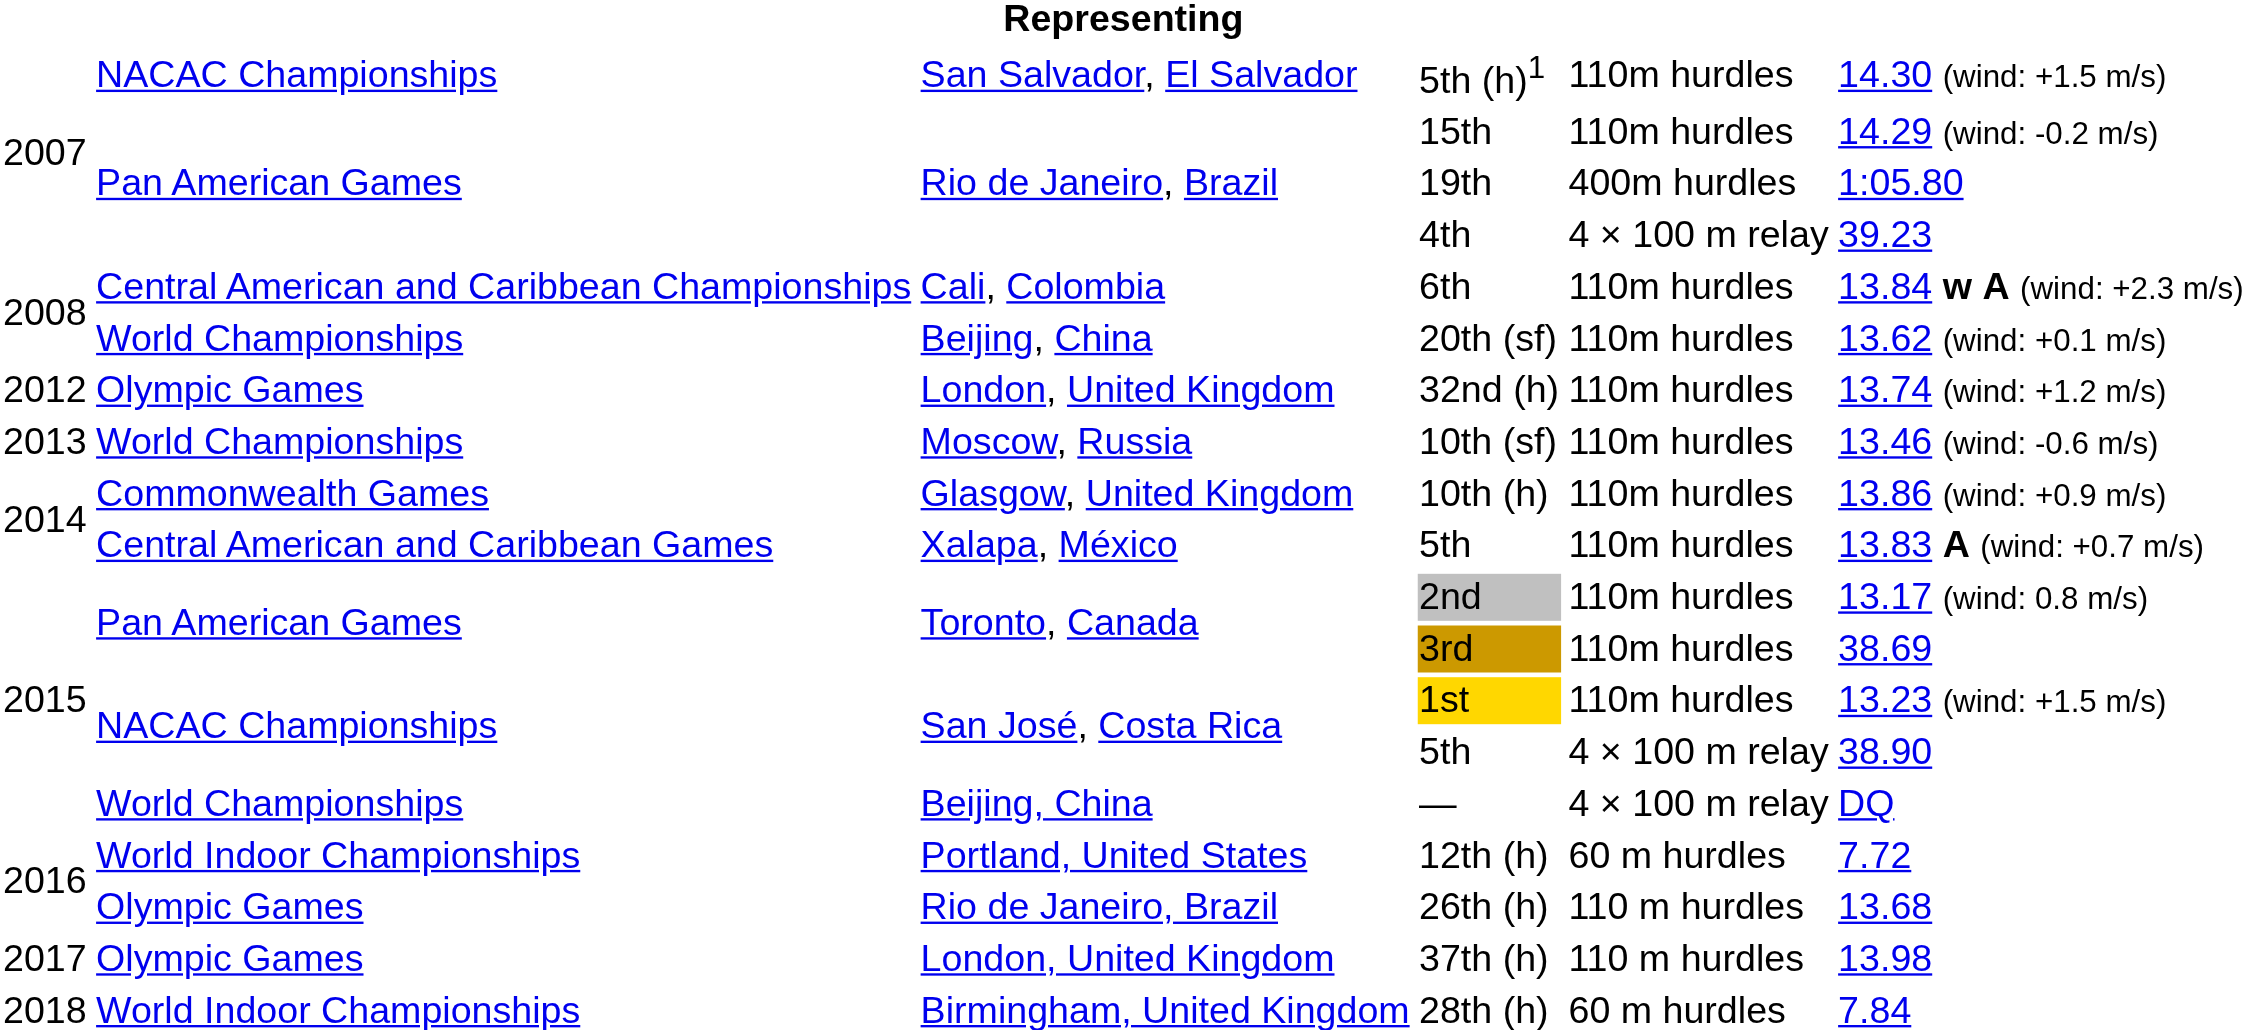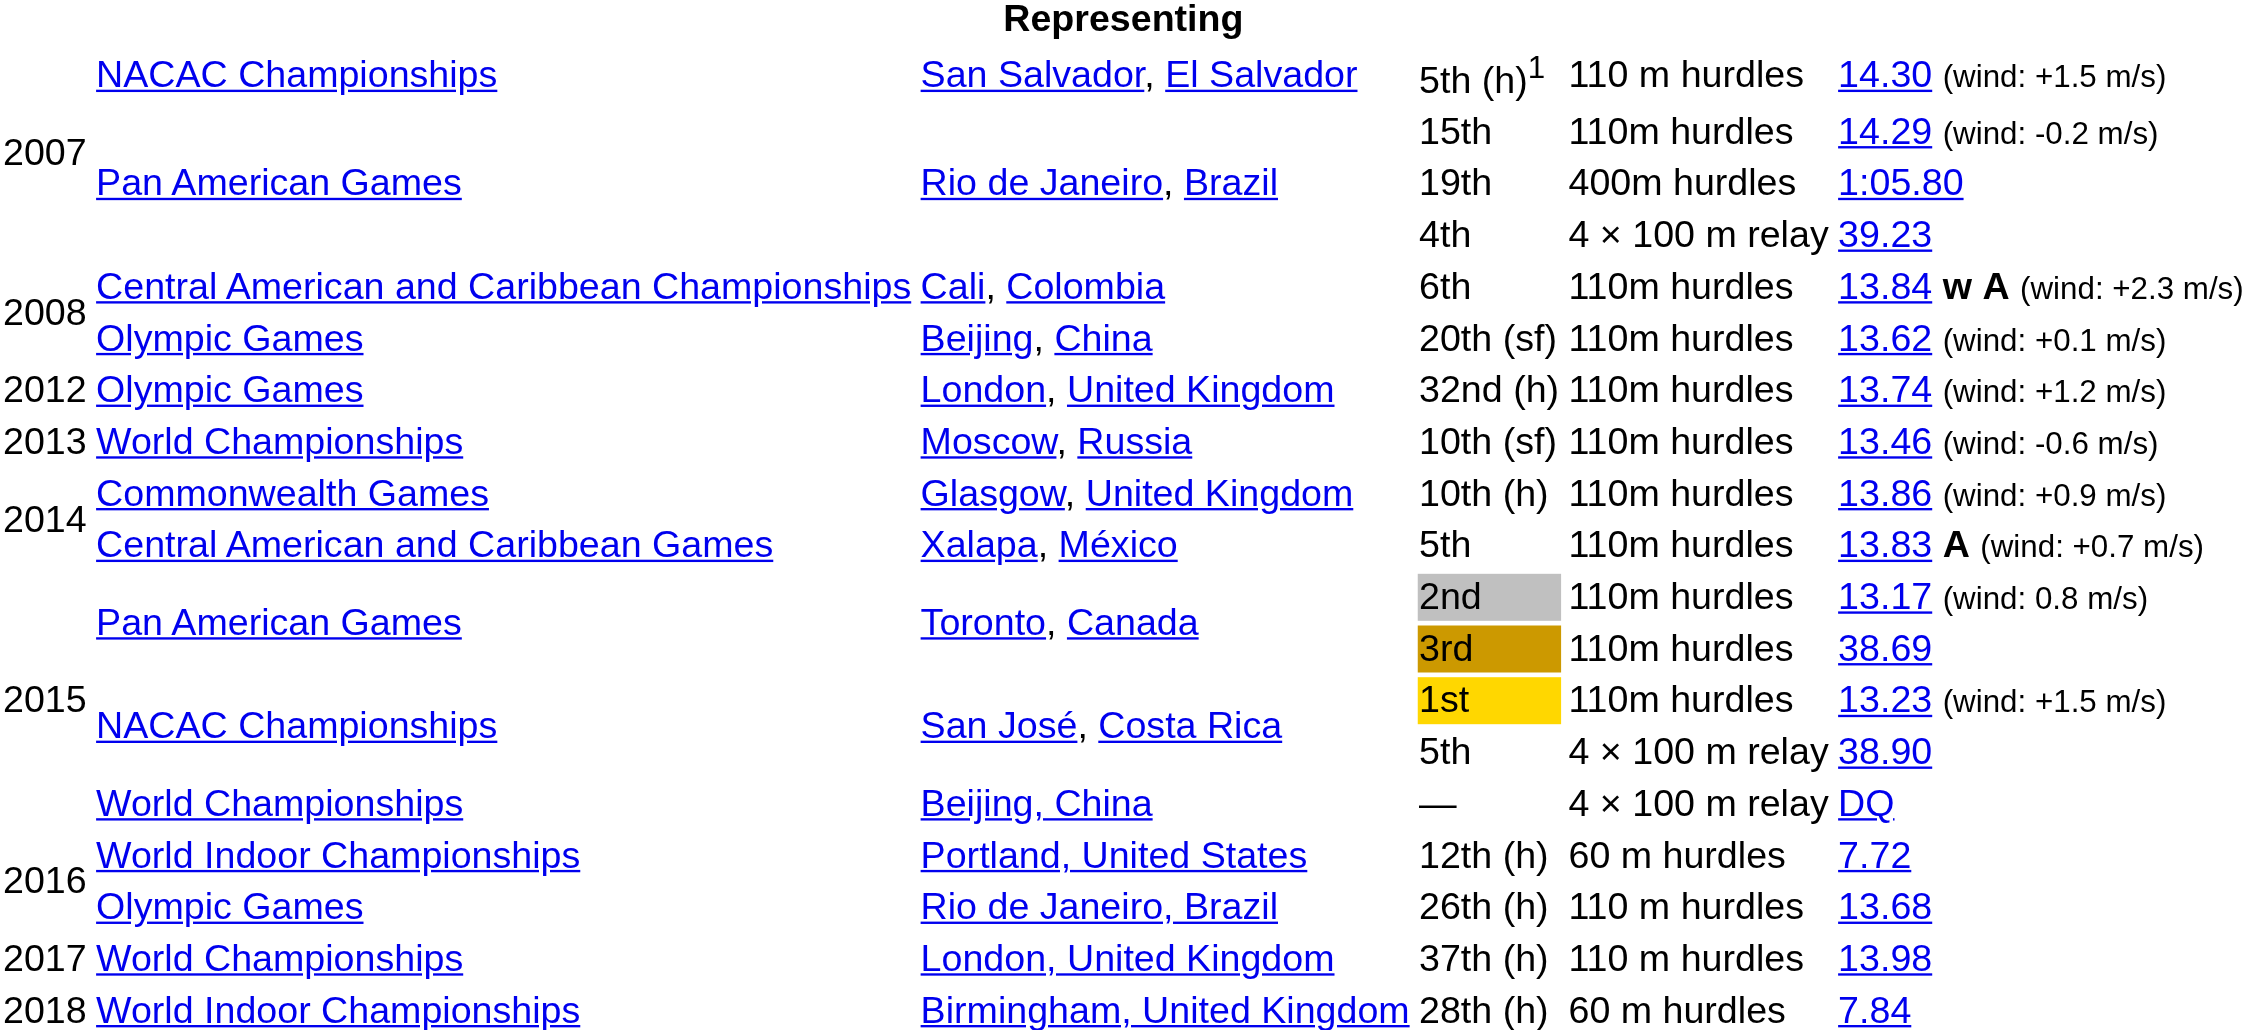(1681, 75) 110m hurdles -> (1686, 75) 110 m hurdles
(280, 338) World Championships -> (230, 338) Olympic Games
(230, 959) Olympic Games -> (280, 959) World Championships
